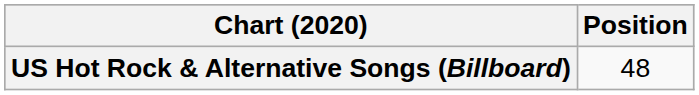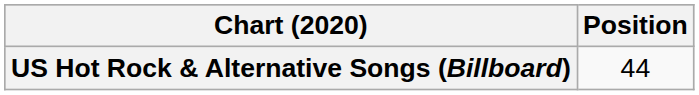(635, 67) 48 -> (635, 67) 44
